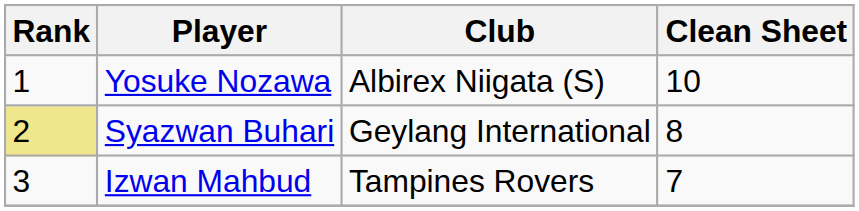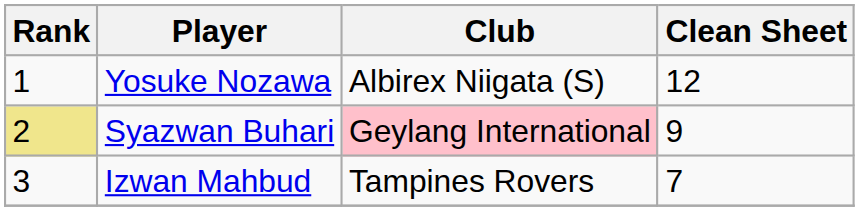(683, 81) 10 -> (683, 81) 12
(500, 131) no background -> (500, 131) pink background
(674, 131) 8 -> (674, 131) 9
